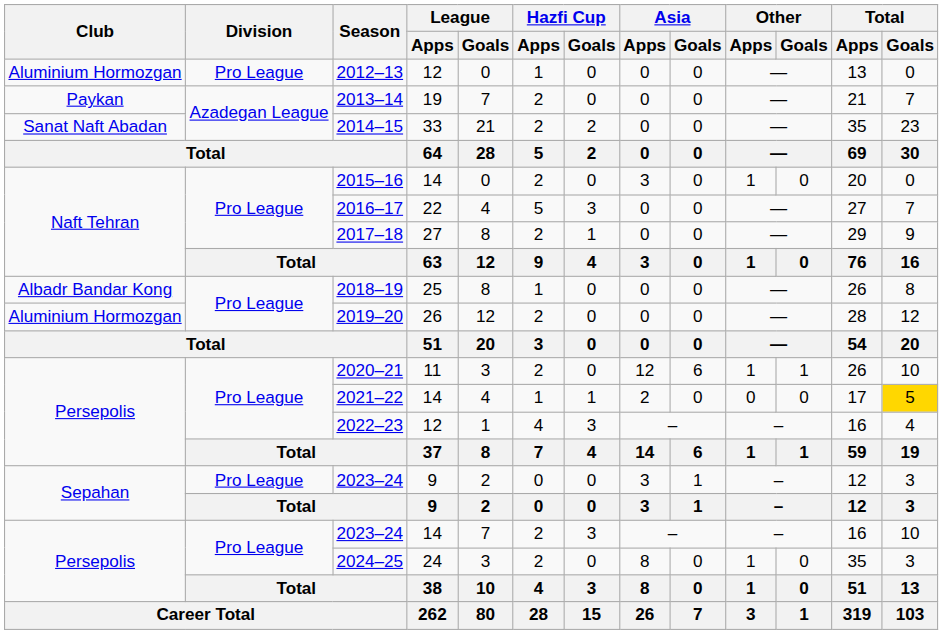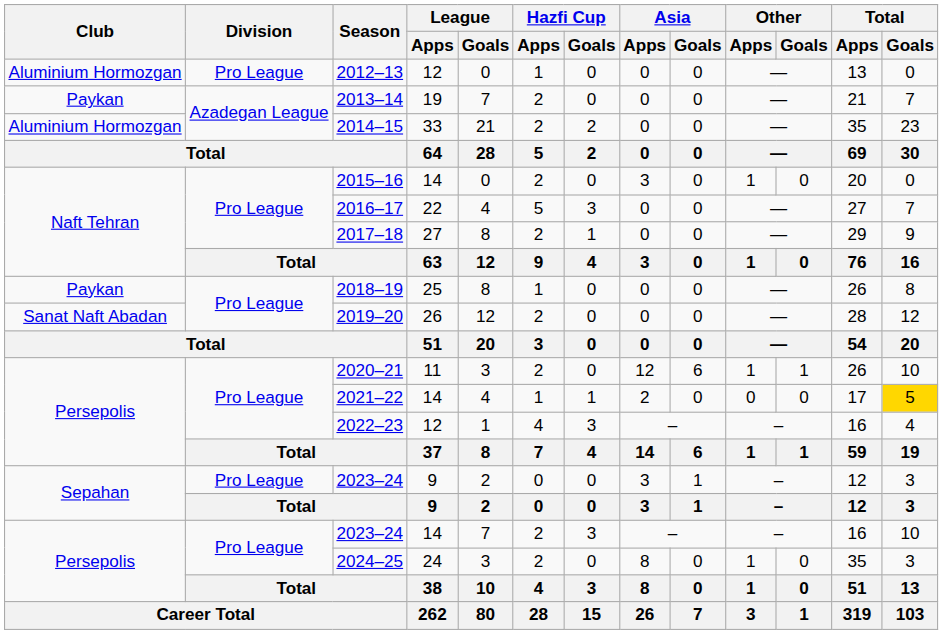(95, 126) Sanat Naft Abadan -> (95, 126) Aluminium Hormozgan
(95, 289) Albadr Bandar Kong -> (95, 289) Paykan
(95, 316) Aluminium Hormozgan -> (95, 316) Sanat Naft Abadan
